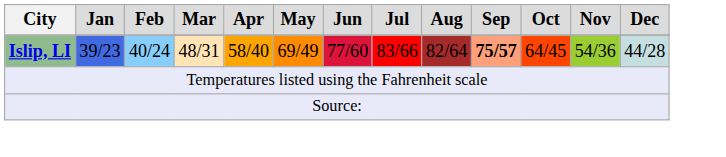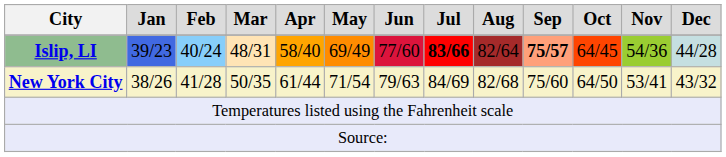(397, 50) normal -> (449, 50) bold
+ row: (66, 81)
